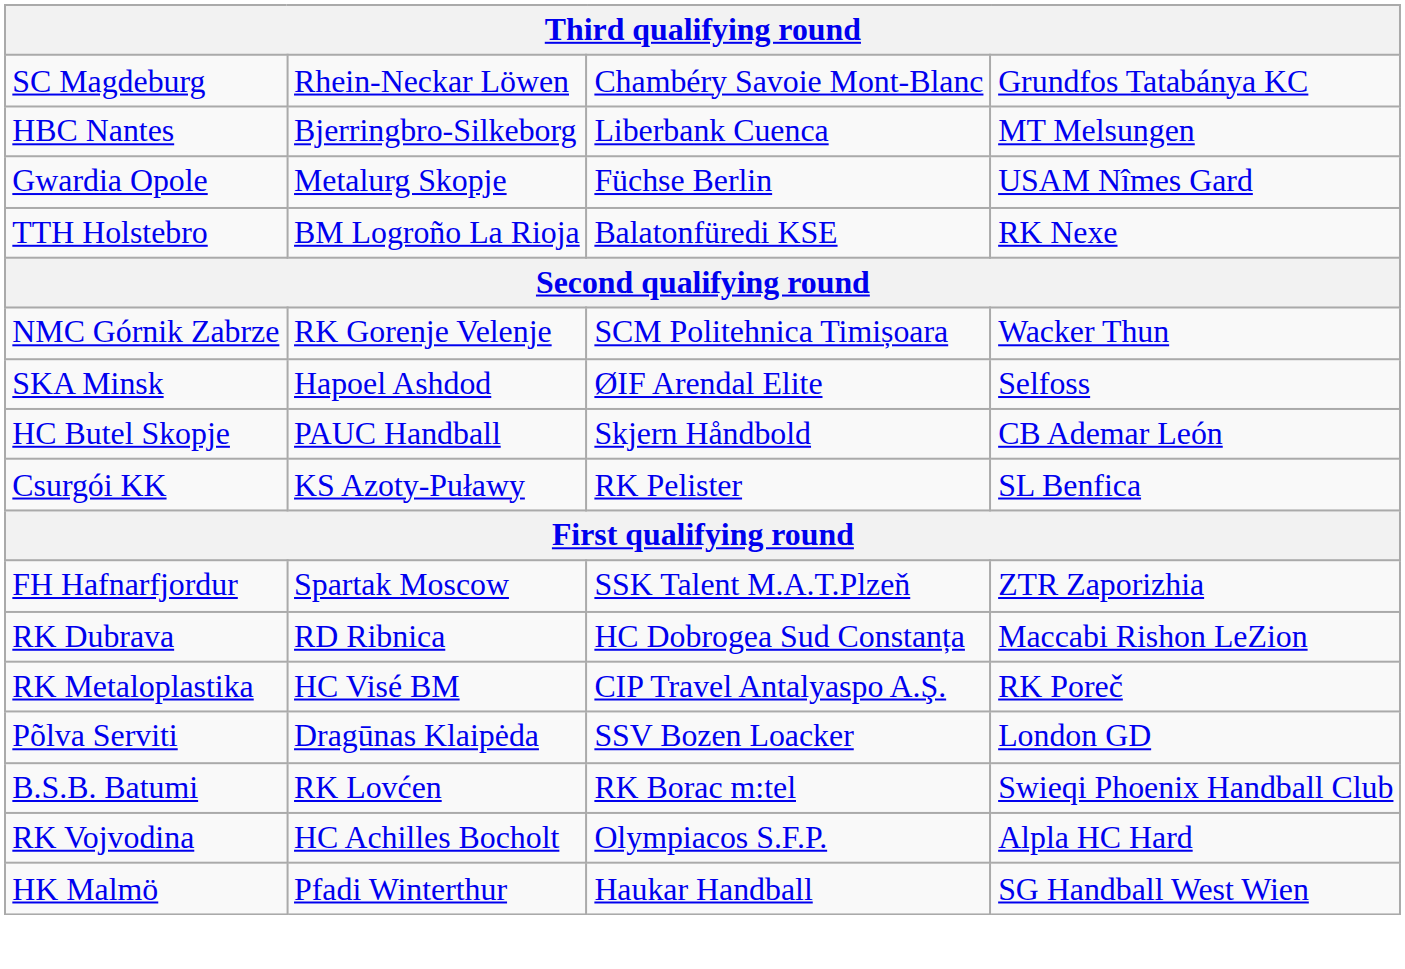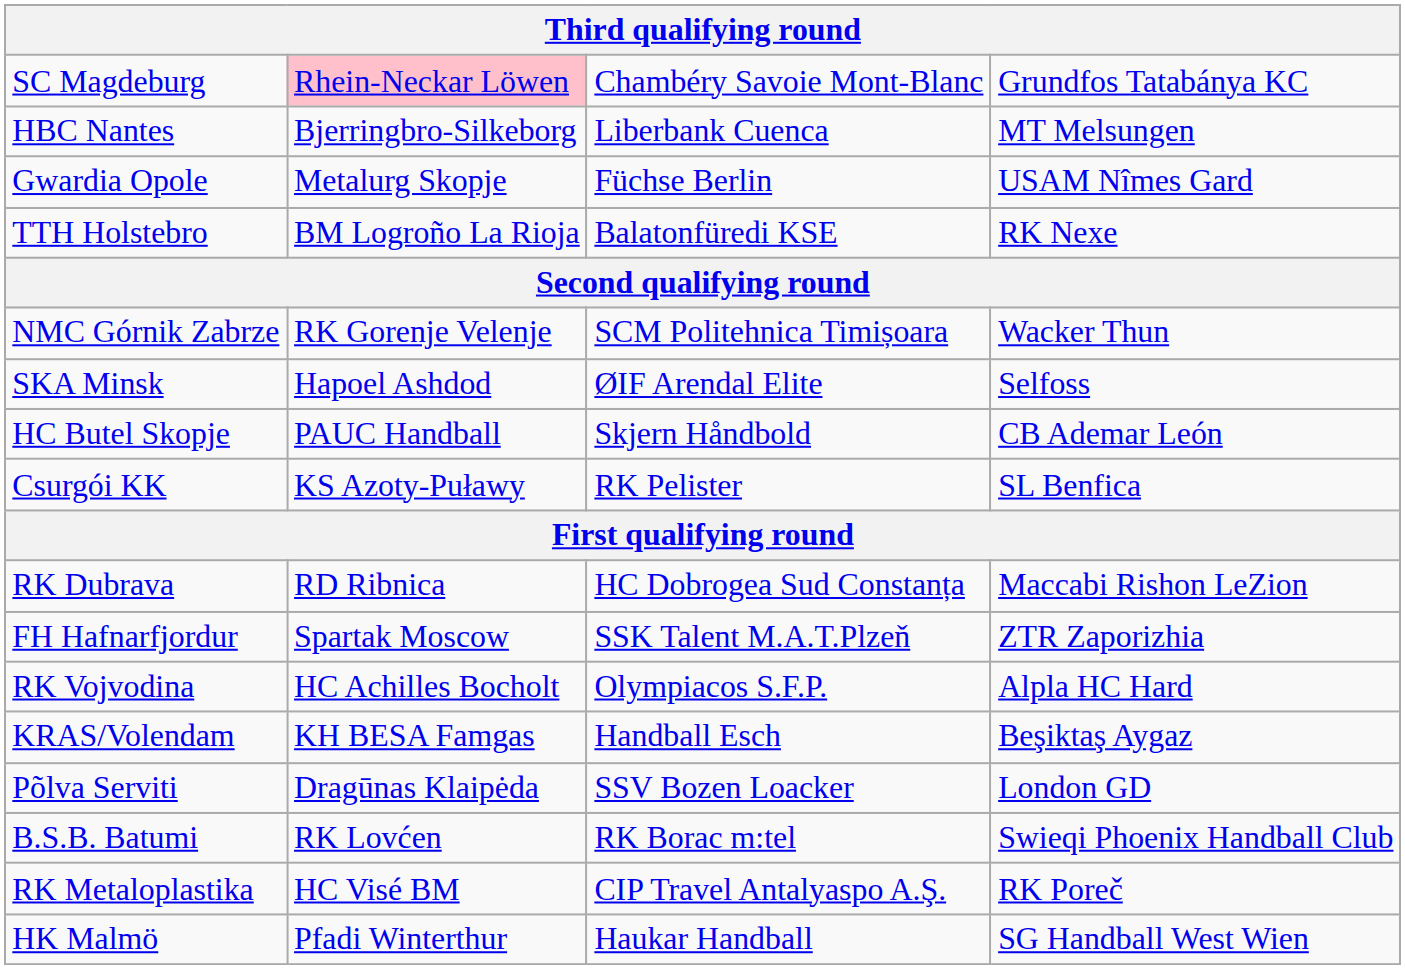(432, 80) no background -> (432, 80) pink background
rows swapped: (93, 635) <-> (125, 585)
rows swapped: (103, 837) <-> (133, 686)
+ row: (123, 736)
